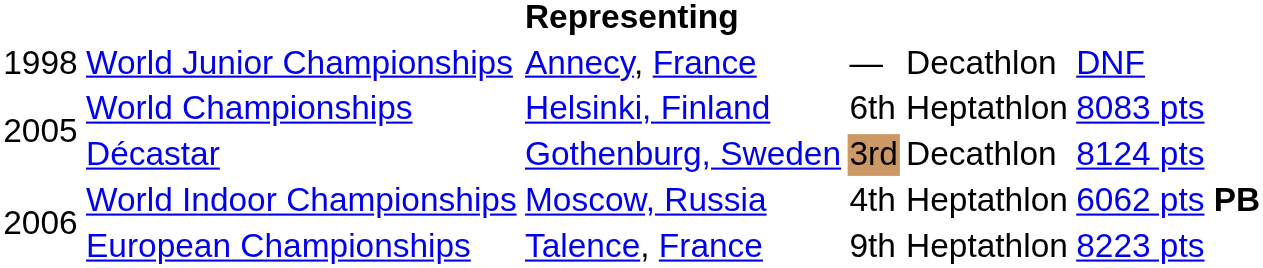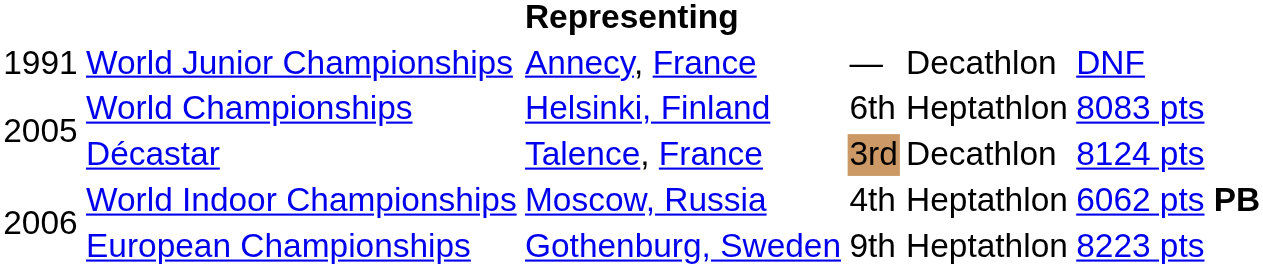(40, 62) 1998 -> (40, 62) 1991
(683, 154) Gothenburg, Sweden -> (644, 154) Talence, France
(644, 246) Talence, France -> (683, 246) Gothenburg, Sweden
